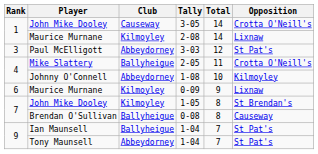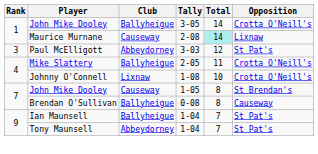(140, 24) Causeway -> (147, 24) Ballyheigue
(143, 37) Kilmoyley -> (140, 37) Causeway
(218, 37) no background -> (218, 37) paleturquoise background
(147, 77) Abbeydorney -> (135, 77) Lixnaw
(256, 77) Kilmoyley -> (273, 77) Crotta O'Neill's
- row: (66, 90)
(143, 103) Kilmoyley -> (140, 90) Causeway
